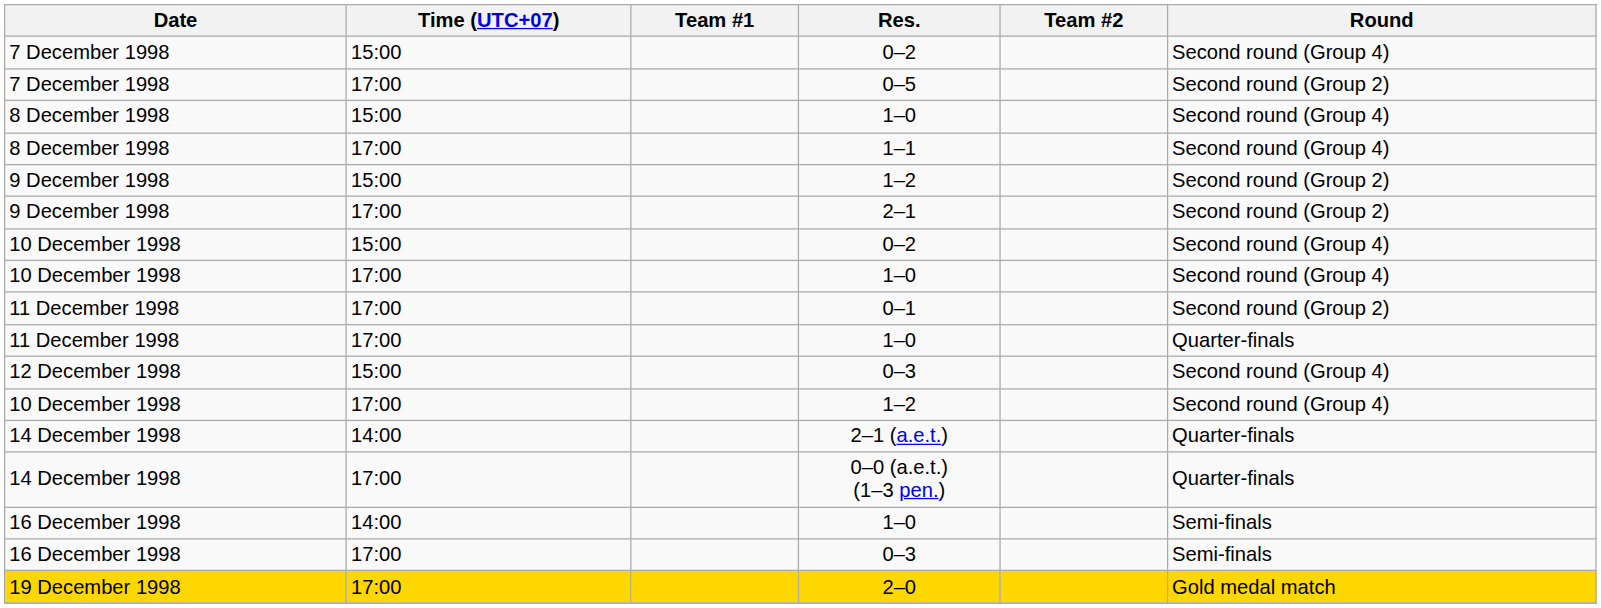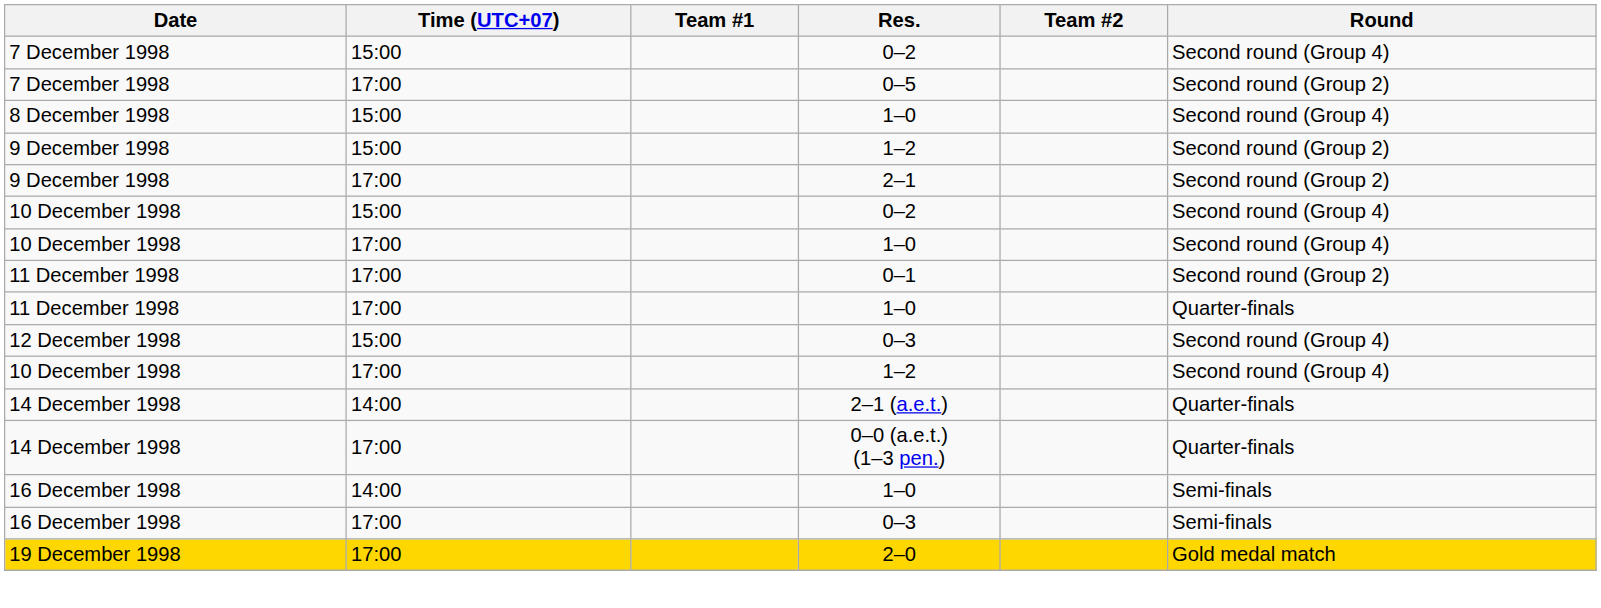- row: (89, 148)
